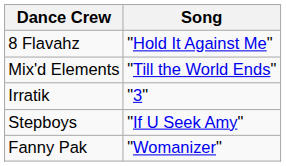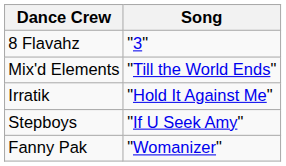(200, 43) "Hold It Against Me" -> (138, 43) "3"
(138, 95) "3" -> (200, 95) "Hold It Against Me"
